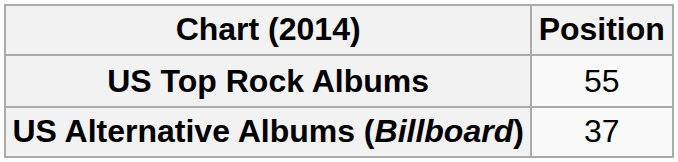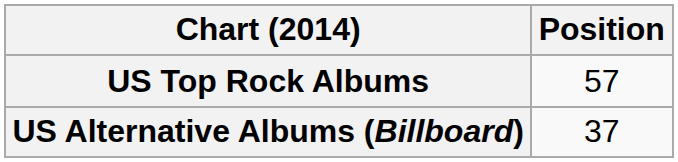(602, 80) 55 -> (602, 80) 57
